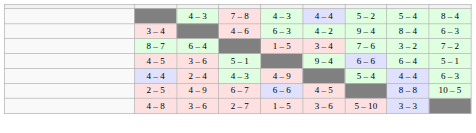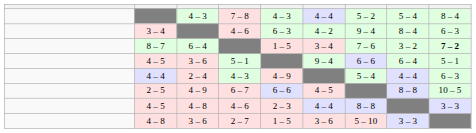(450, 46) normal -> (450, 46) bold
+ row: (156, 106)
